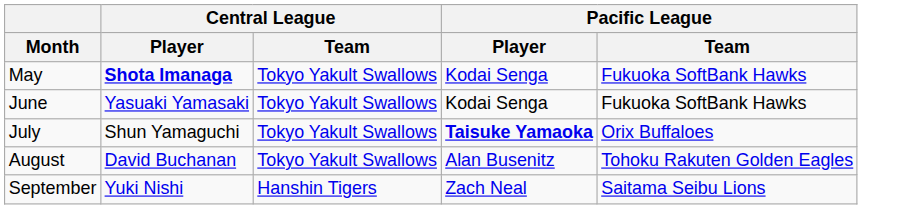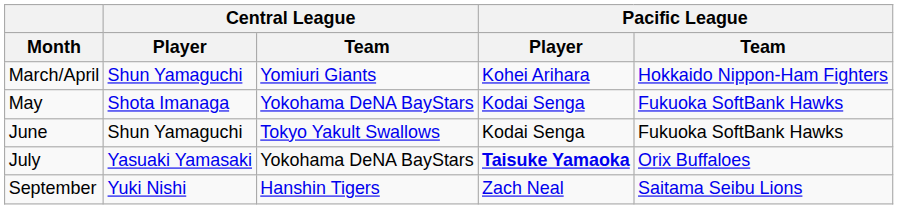+ row: (54, 75)
(168, 75) bold -> (168, 103) normal
(347, 75) Tokyo Yakult Swallows -> (367, 103) Yokohama DeNA BayStars
(177, 103) Yasuaki Yamasaki -> (175, 132) Shun Yamaguchi
(172, 132) Shun Yamaguchi -> (180, 160) Yasuaki Yamasaki
(347, 132) Tokyo Yakult Swallows -> (367, 160) Yokohama DeNA BayStars
- row: (37, 160)
